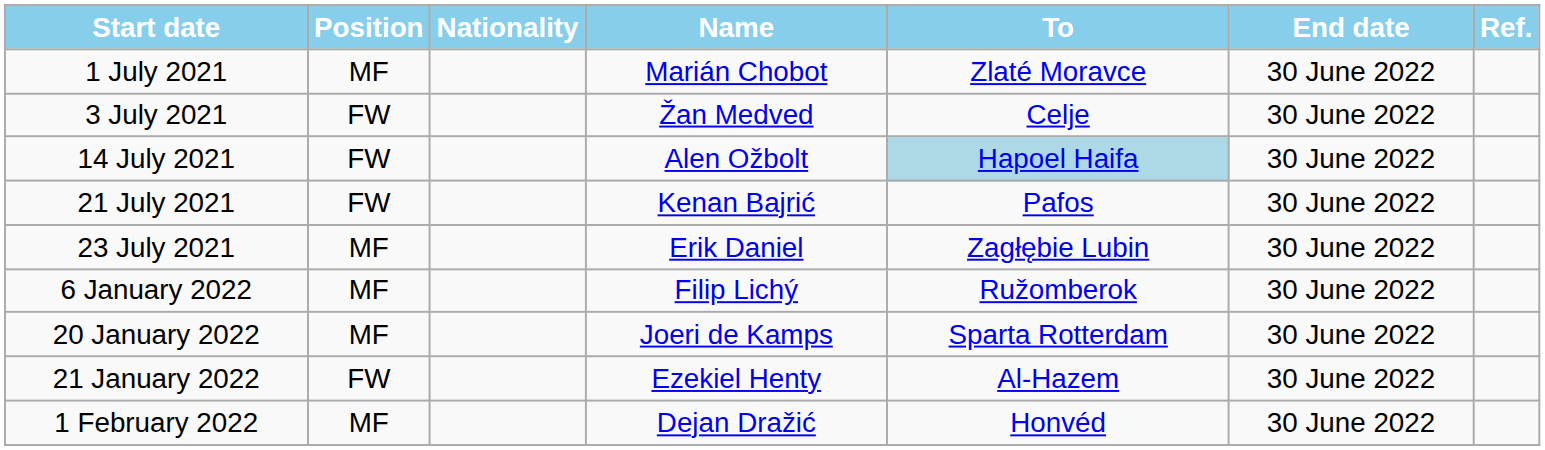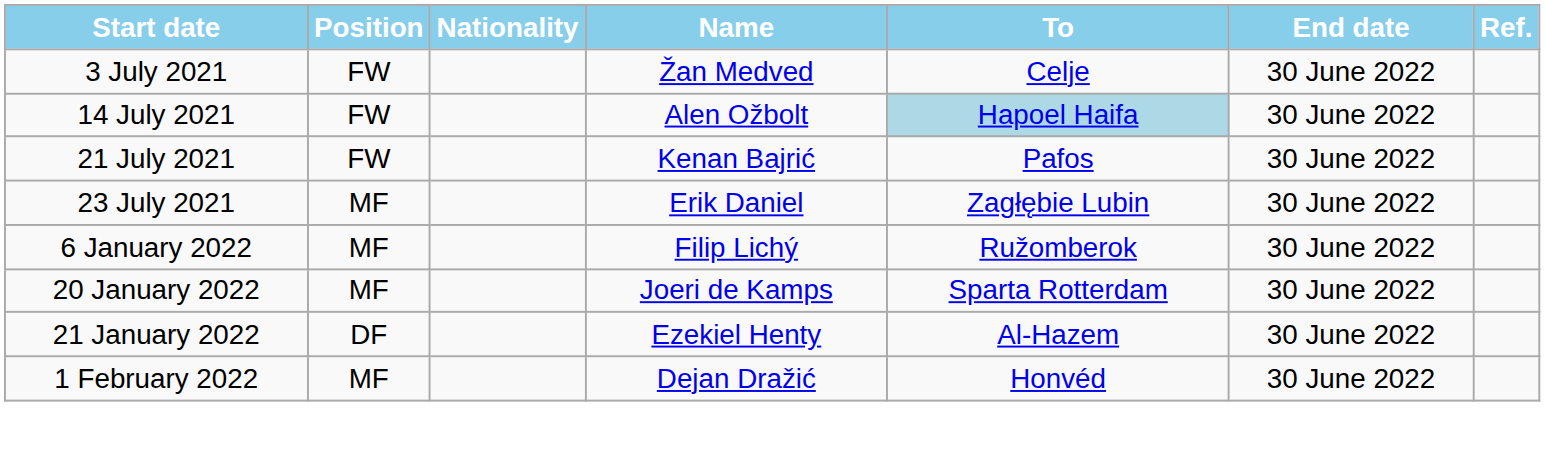- row: (156, 71)
(369, 379) FW -> (369, 335) DF
